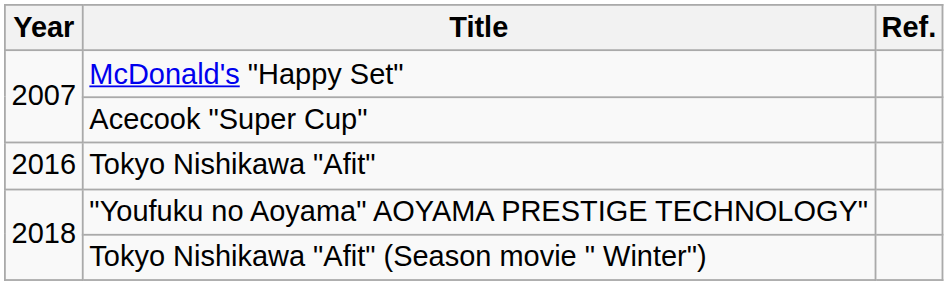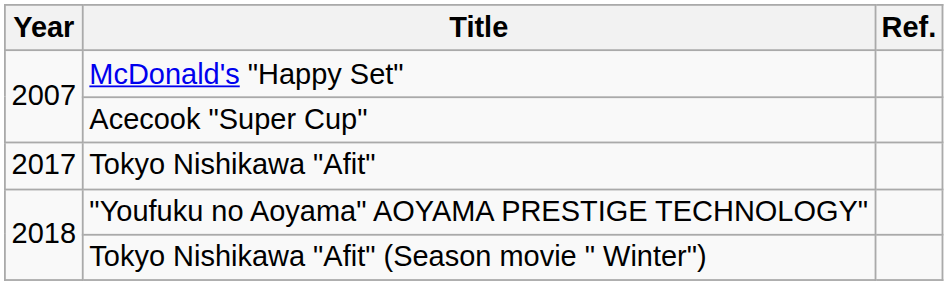(44, 165) 2016 -> (44, 165) 2017
